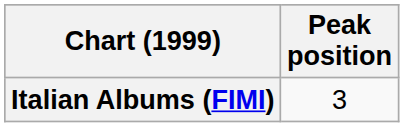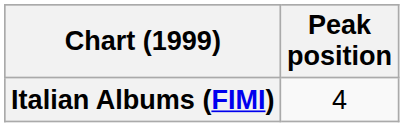(340, 99) 3 -> (340, 99) 4
